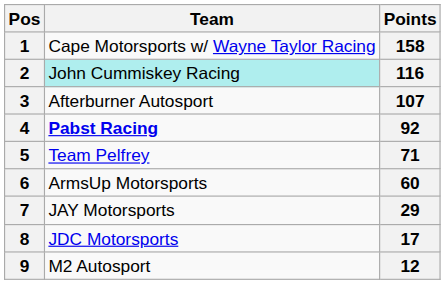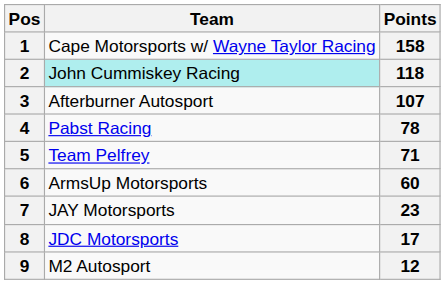(410, 73) 116 -> (410, 73) 118
(103, 128) bold -> (100, 128) normal
(410, 128) 92 -> (410, 128) 78
(410, 210) 29 -> (410, 210) 23
